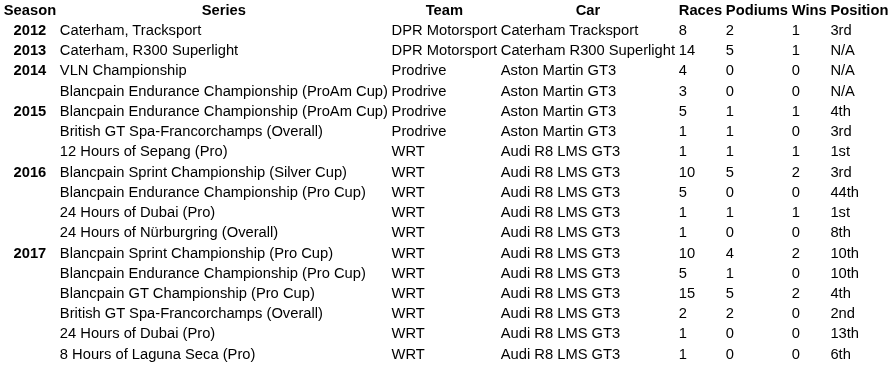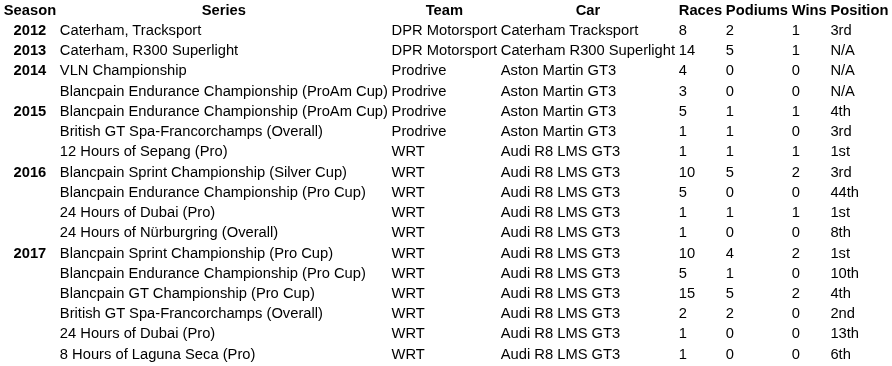(845, 252) 10th -> (840, 252) 1st
